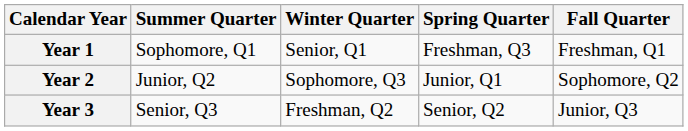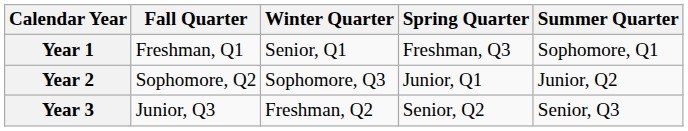columns swapped: (618, 19) <-> (206, 19)
